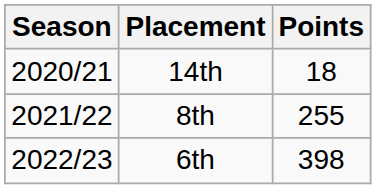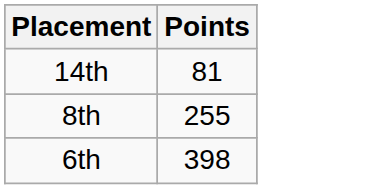- column: (62, 26)
(321, 71) 18 -> (207, 71) 81
